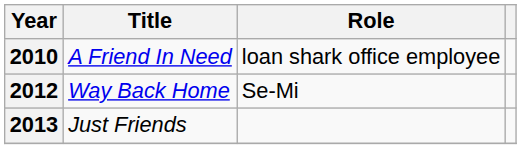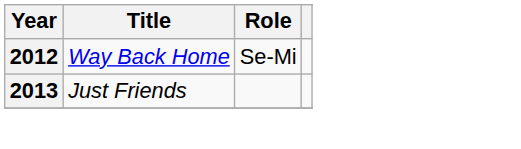- row: (34, 56)
